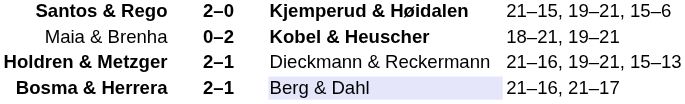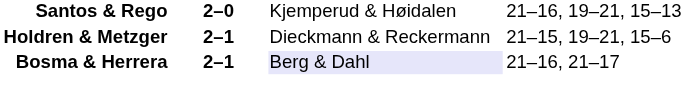(369, 11) bold -> (363, 11) normal
(589, 11) 21–15, 19–21, 15–6 -> (594, 11) 21–16, 19–21, 15–13
- row: (106, 36)
(594, 62) 21–16, 19–21, 15–13 -> (589, 36) 21–15, 19–21, 15–6
